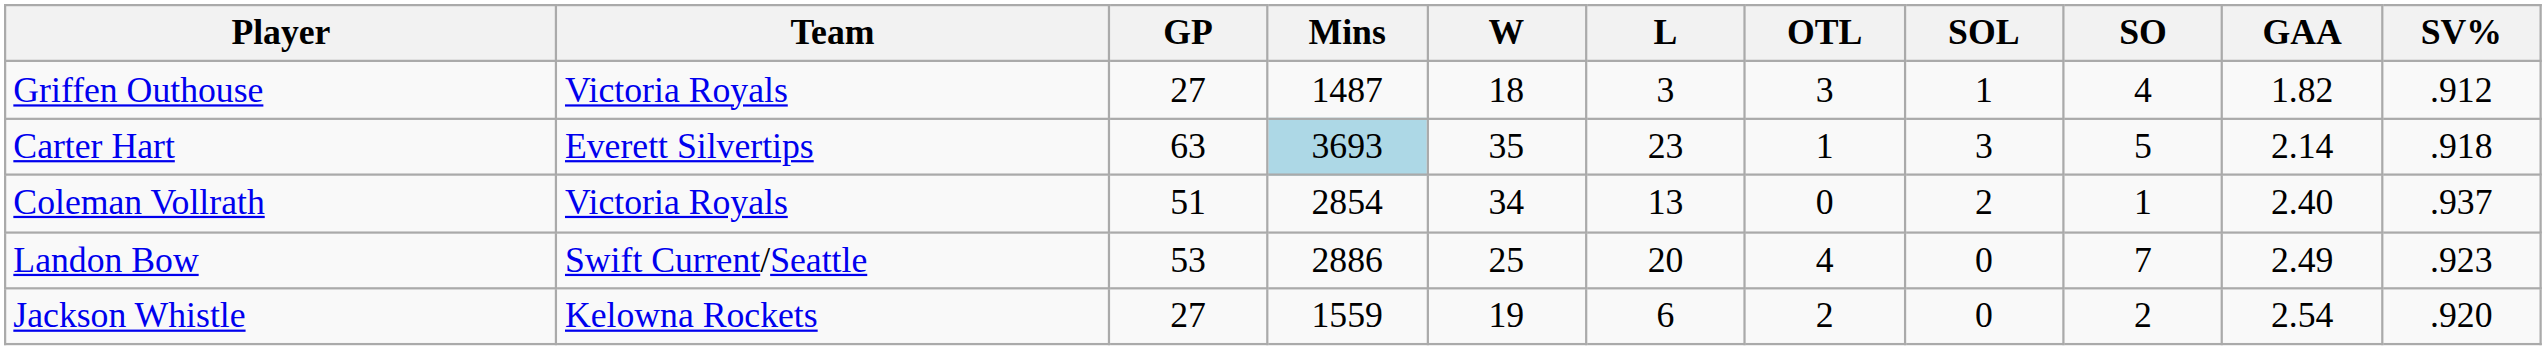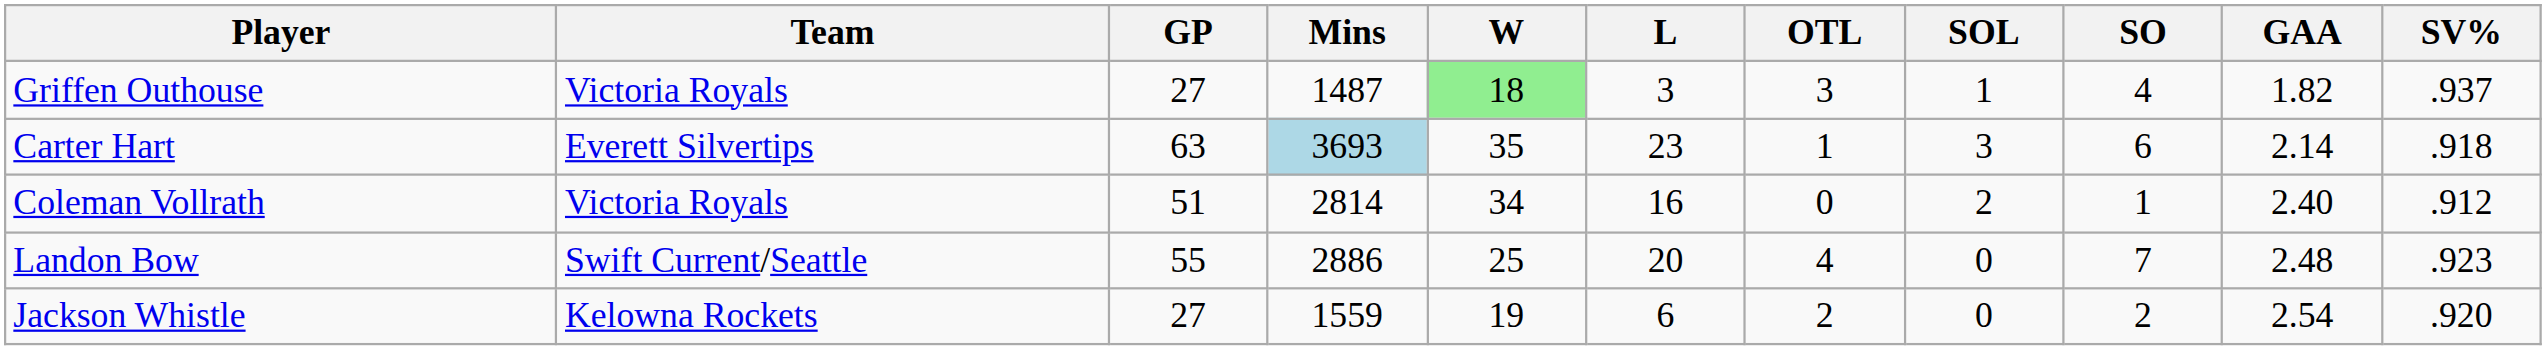(1506, 89) no background -> (1506, 89) lightgreen background
(2461, 89) .912 -> (2461, 89) .937
(2143, 145) 5 -> (2143, 145) 6
(1347, 202) 2854 -> (1347, 202) 2814
(1665, 202) 13 -> (1665, 202) 16
(2461, 202) .937 -> (2461, 202) .912
(1188, 259) 53 -> (1188, 259) 55
(2302, 259) 2.49 -> (2302, 259) 2.48
